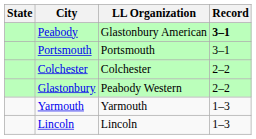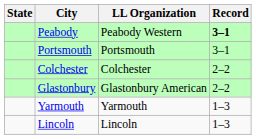(154, 32) Glastonbury American -> (141, 32) Peabody Western
(141, 87) Peabody Western -> (154, 87) Glastonbury American
